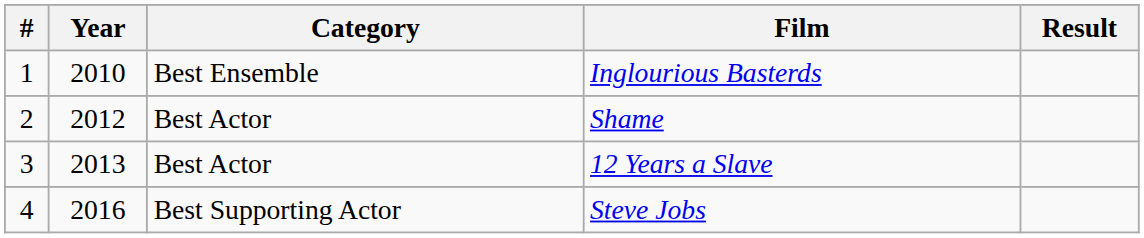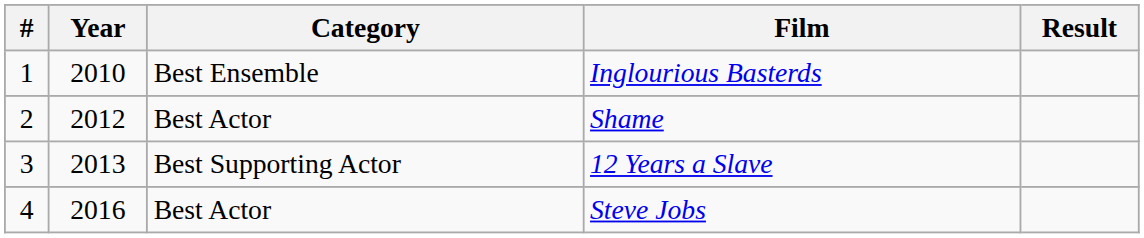(212, 164) Best Actor -> (277, 164) Best Supporting Actor
(277, 209) Best Supporting Actor -> (212, 209) Best Actor
